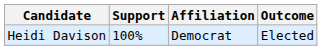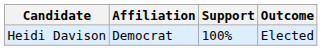columns swapped: (213, 15) <-> (139, 15)
